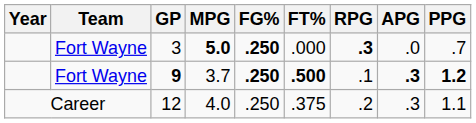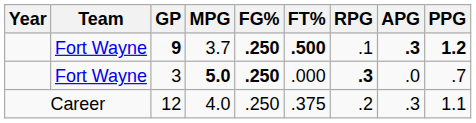rows swapped: (176, 47) <-> (176, 76)
